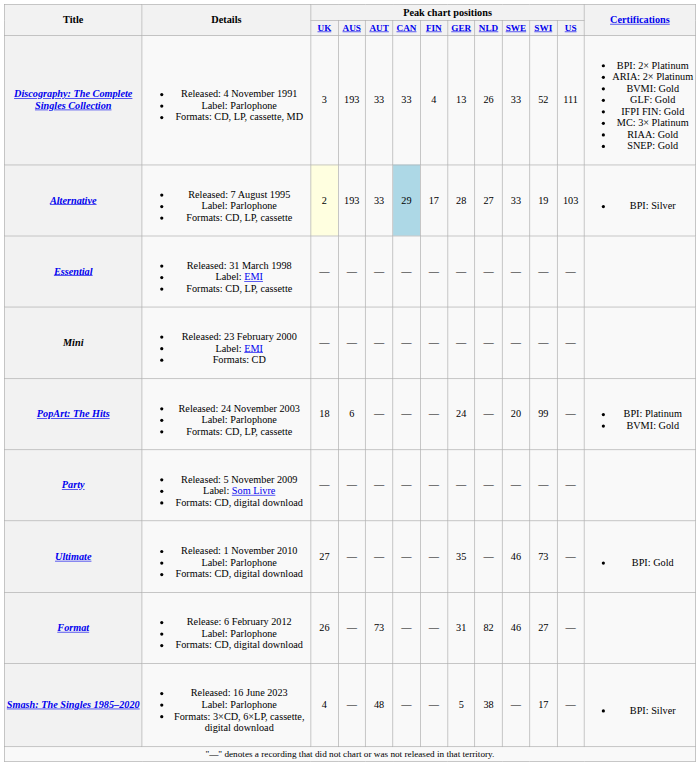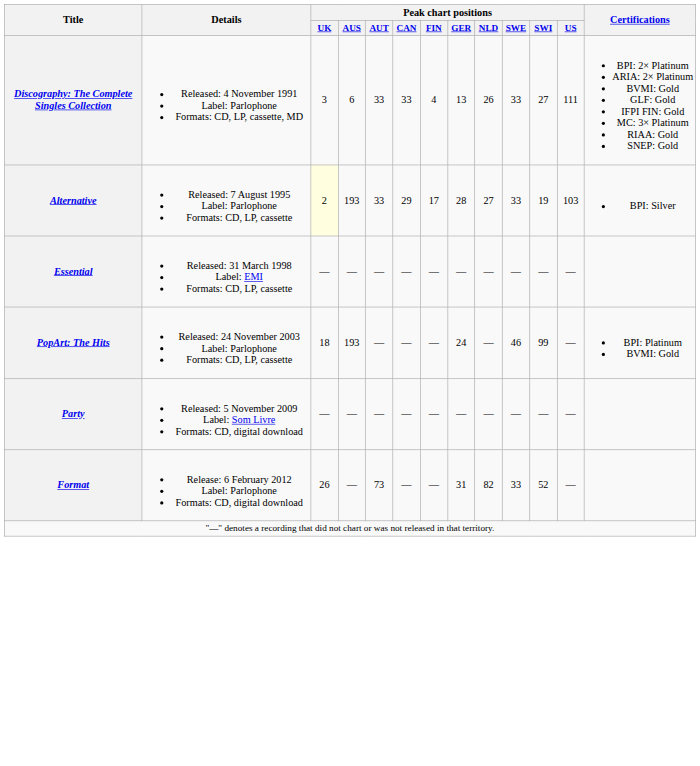(352, 100) 193 -> (352, 100) 6
(543, 100) 52 -> (543, 100) 27
(406, 200) lightblue background -> (406, 200) no background
- row: (73, 343)
(352, 414) 6 -> (352, 343) 193
(516, 414) 20 -> (516, 343) 46
- row: (73, 556)
(516, 628) 46 -> (516, 485) 33
(543, 628) 27 -> (543, 485) 52
- row: (73, 705)
